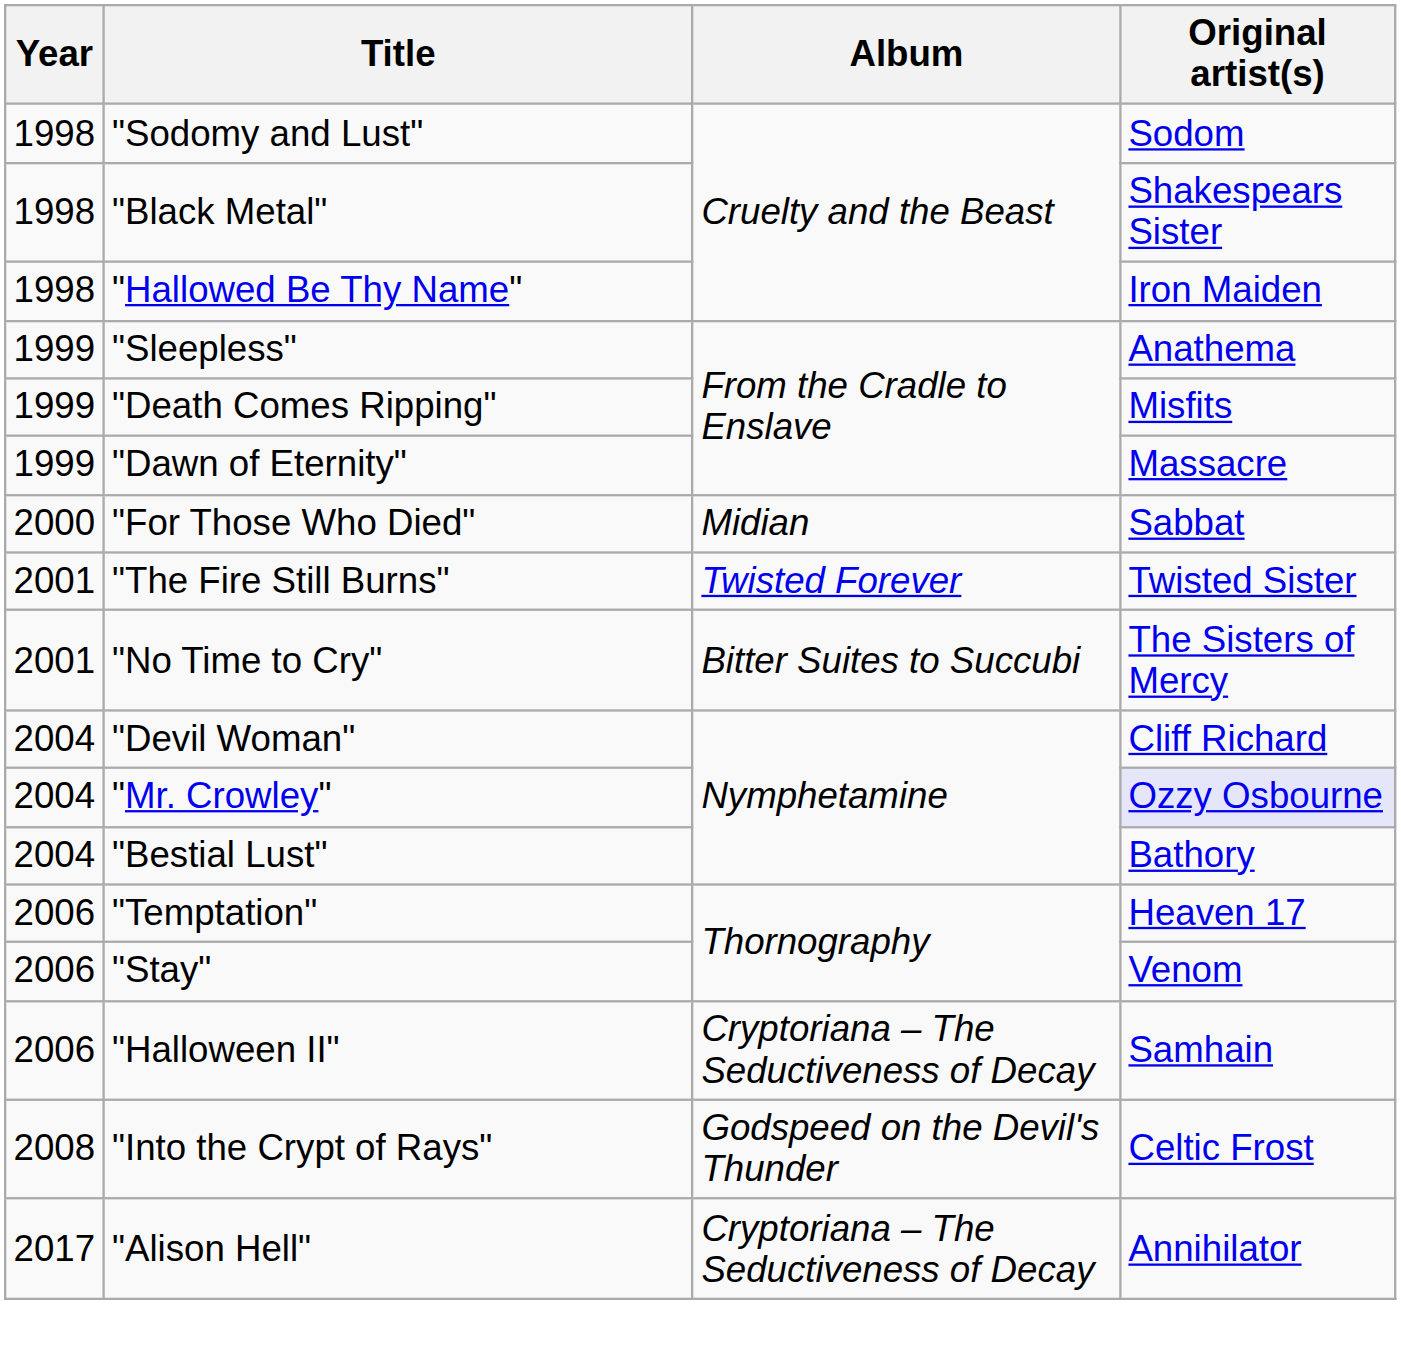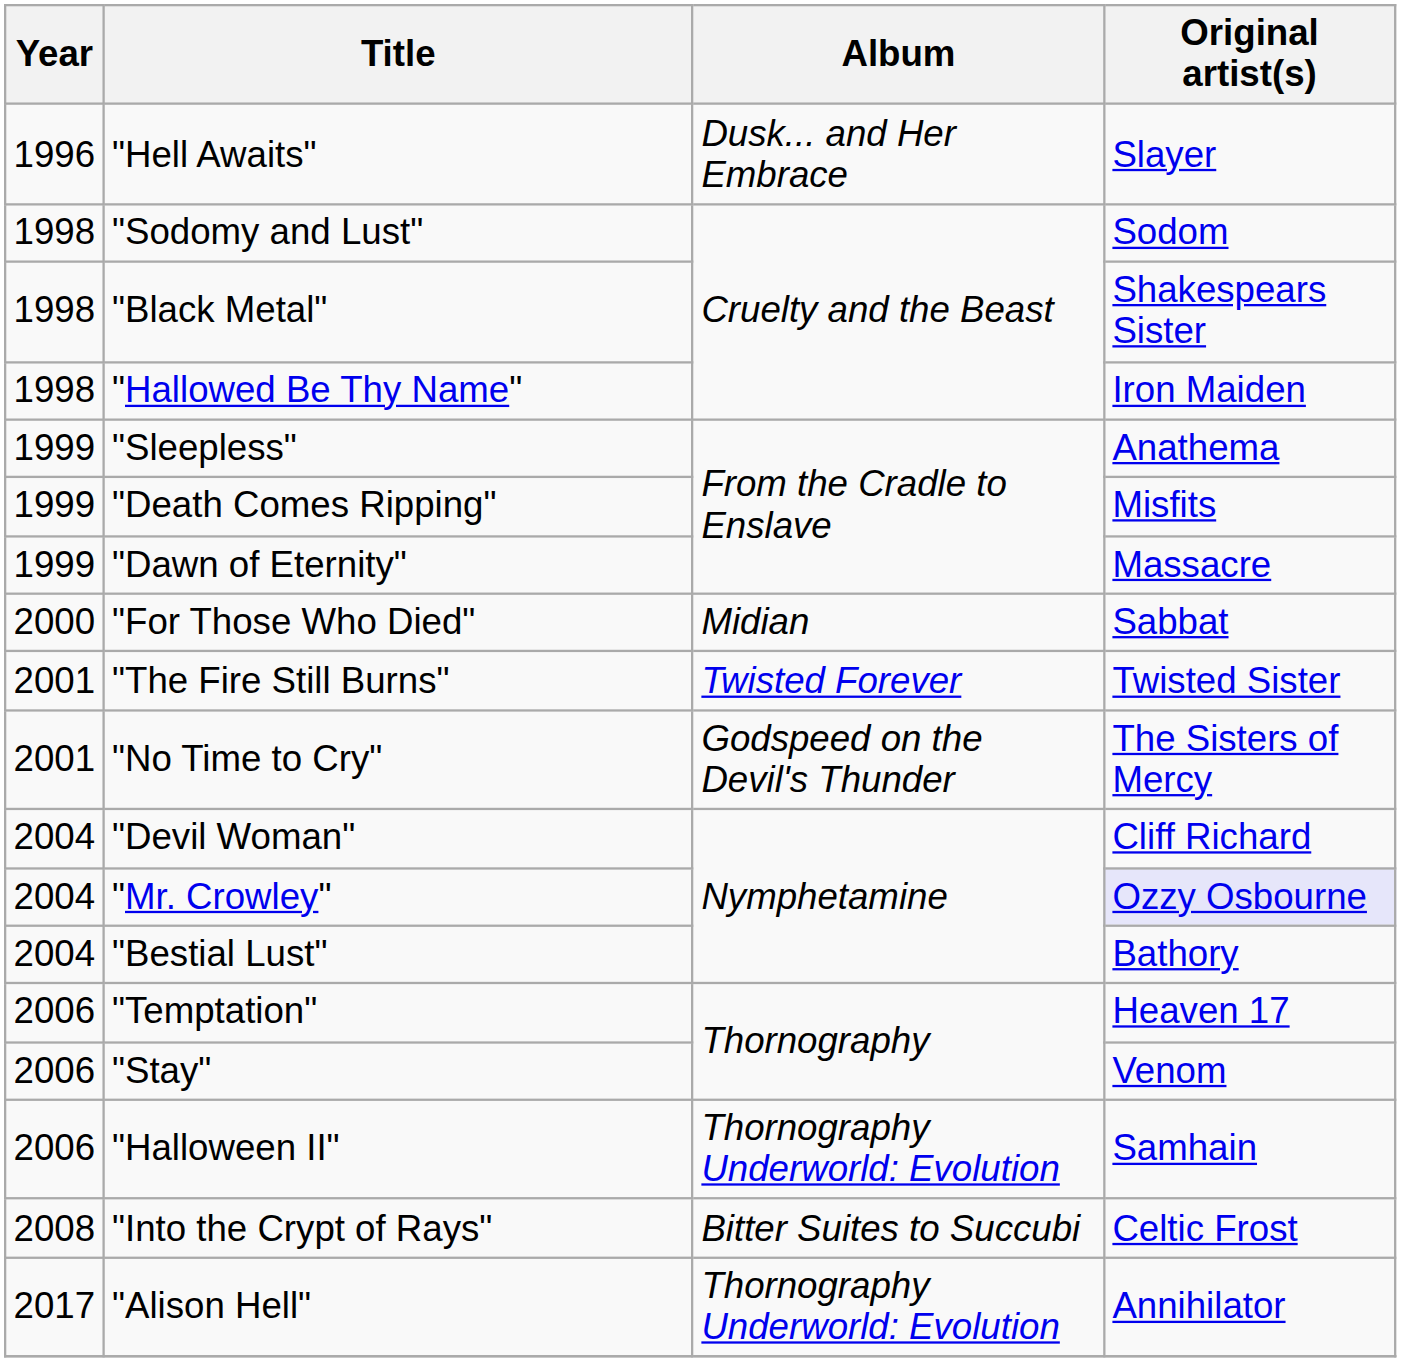+ row: (214, 153)
(891, 659) Bitter Suites to Succubi -> (842, 758) Godspeed on the Devil's Thunder
(898, 1049) Cryptoriana – The Seductiveness of Decay -> (881, 1148) Thornography Underworld: Evolution
(900, 1148) Godspeed on the Devil's Thunder -> (891, 1227) Bitter Suites to Succubi
(898, 1248) Cryptoriana – The Seductiveness of Decay -> (881, 1306) Thornography Underworld: Evolution
